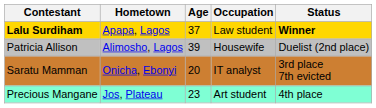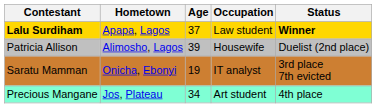(194, 71) 20 -> (194, 71) 19
(194, 94) 23 -> (194, 94) 34
